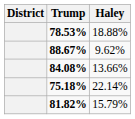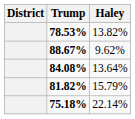(110, 31) 18.88% -> (110, 31) 13.82%
(110, 68) 13.66% -> (110, 68) 13.64%
rows swapped: (68, 104) <-> (68, 86)
